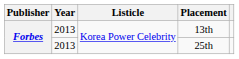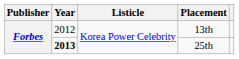(65, 29) 2013 -> (65, 29) 2012
(65, 45) normal -> (65, 45) bold
